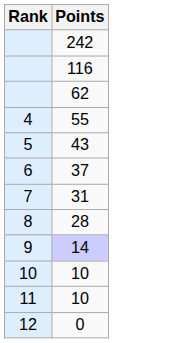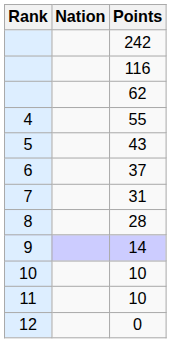+ column: (80, 17)
